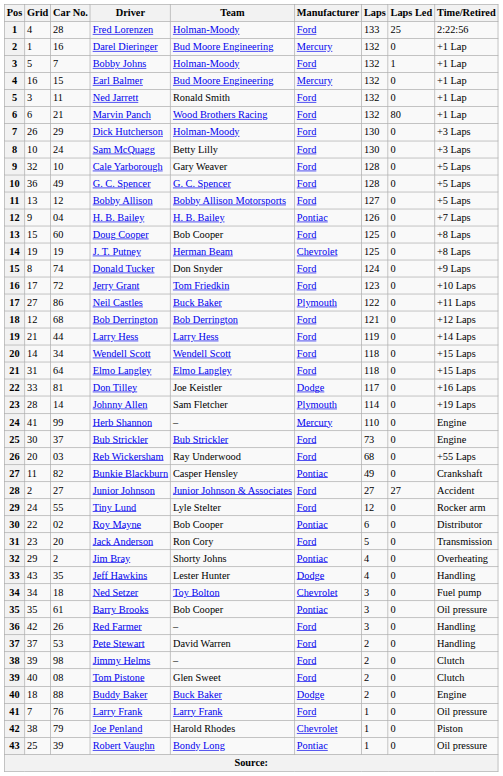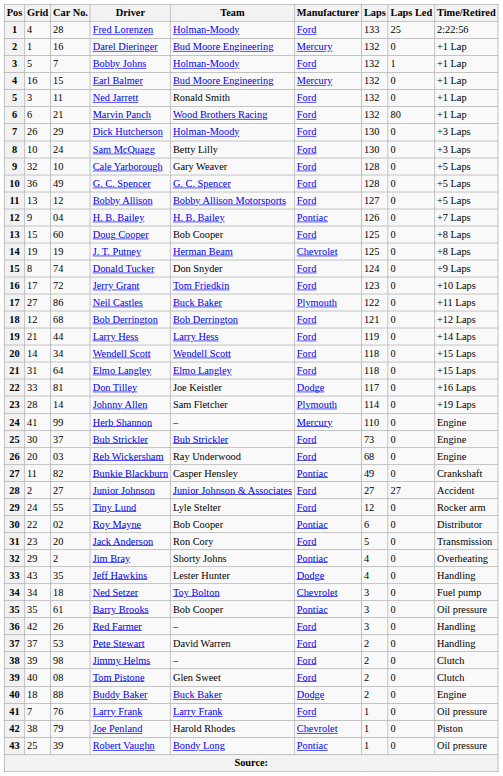(456, 456) +55 Laps -> (452, 456) Engine
